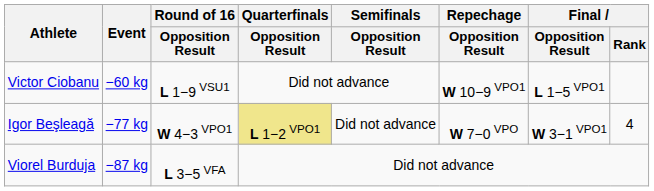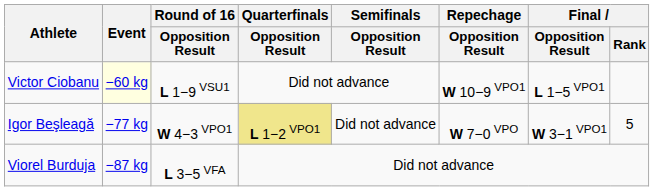(127, 83) no background -> (127, 83) lightyellow background
(630, 124) 4 -> (630, 124) 5
